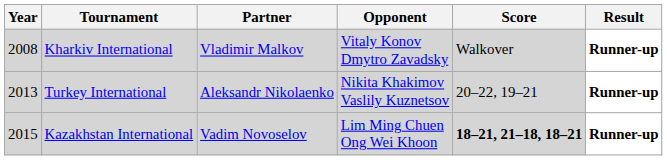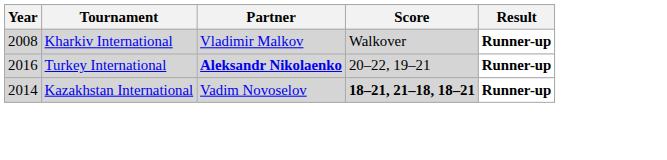- column: (395, 17)
(23, 92) 2013 -> (23, 66) 2016
(267, 92) normal -> (271, 66) bold
(23, 134) 2015 -> (23, 90) 2014
